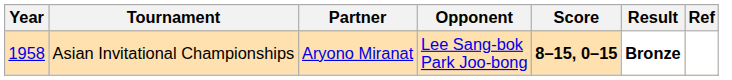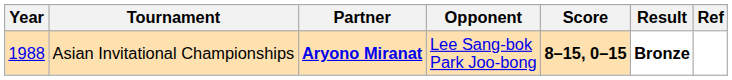(27, 53) 1958 -> (27, 53) 1988
(358, 53) normal -> (362, 53) bold
